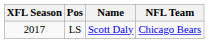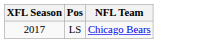- column: (111, 13)
